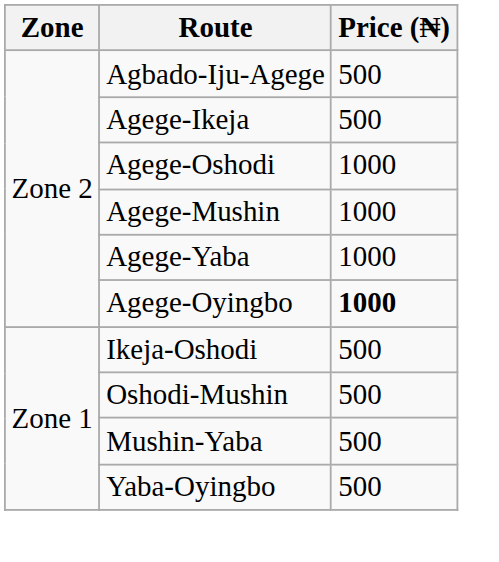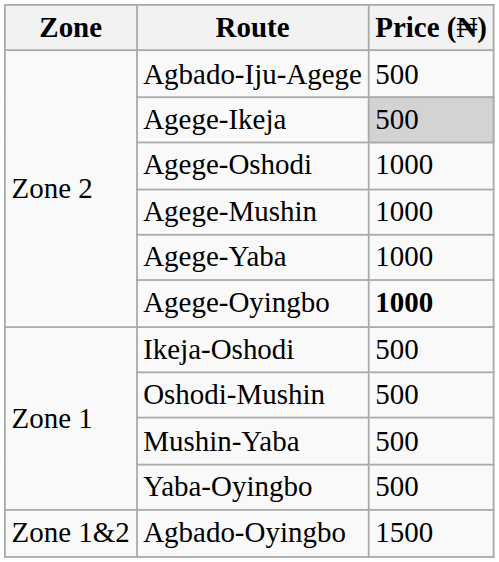(360, 119) no background -> (397, 119) lightgrey background
+ row: (245, 532)
